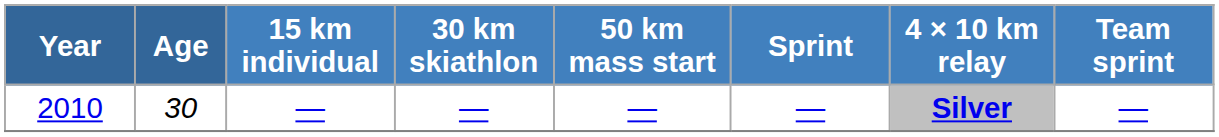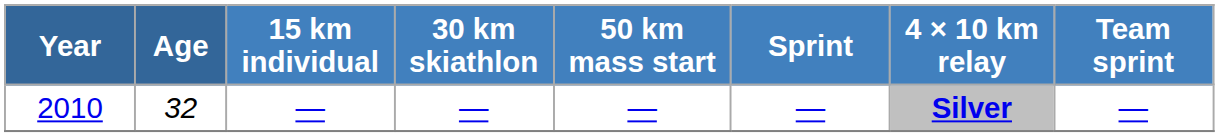(181, 108) 30 -> (181, 108) 32
